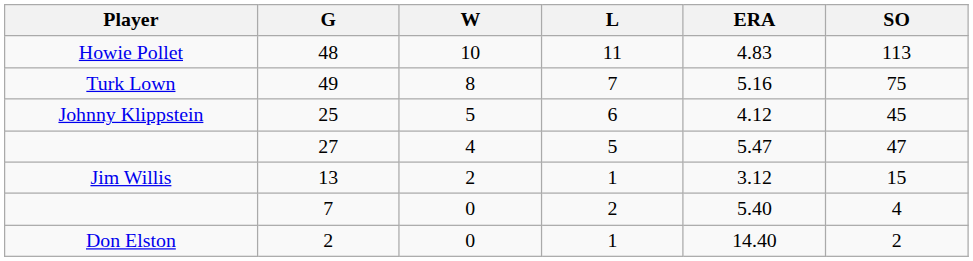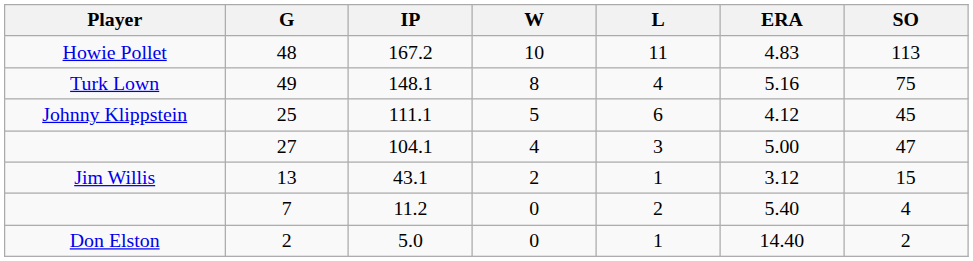+ column: (410, 20)
(612, 83) 7 -> (658, 83) 4
(612, 146) 5 -> (658, 146) 3
(754, 146) 5.47 -> (782, 146) 5.00
